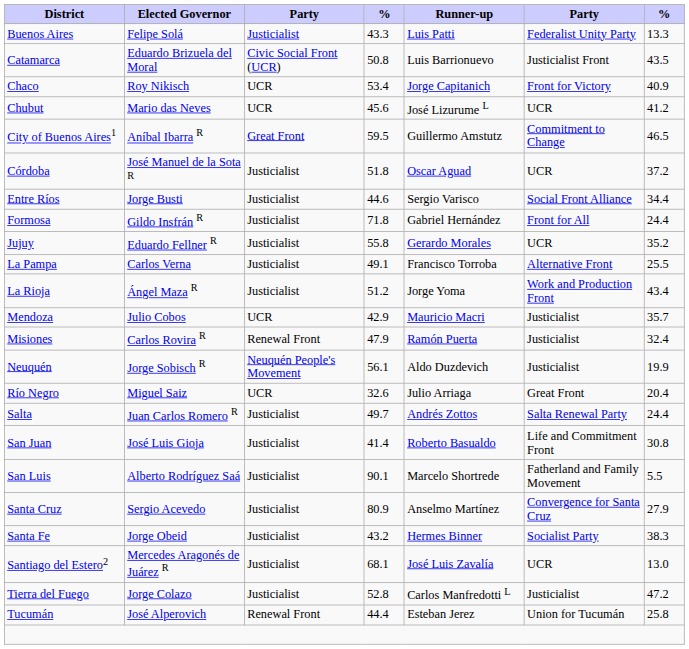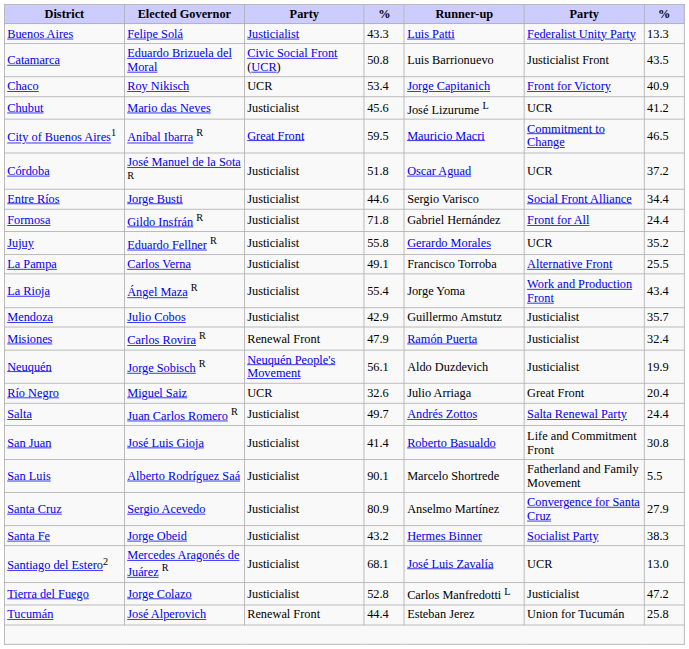(260, 107) UCR -> (273, 107) Justicialist
(455, 136) Guillermo Amstutz -> (446, 136) Mauricio Macri
(378, 291) 51.2 -> (378, 291) 55.4
(260, 317) UCR -> (273, 317) Justicialist
(446, 317) Mauricio Macri -> (455, 317) Guillermo Amstutz
